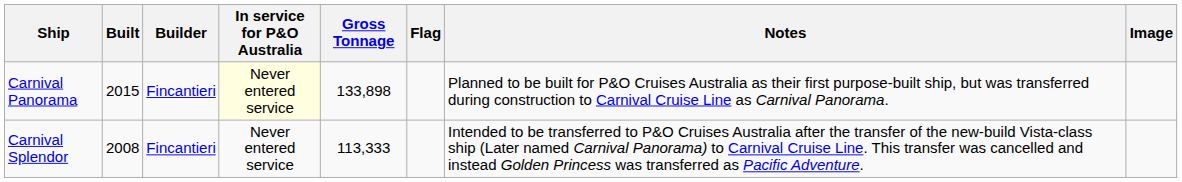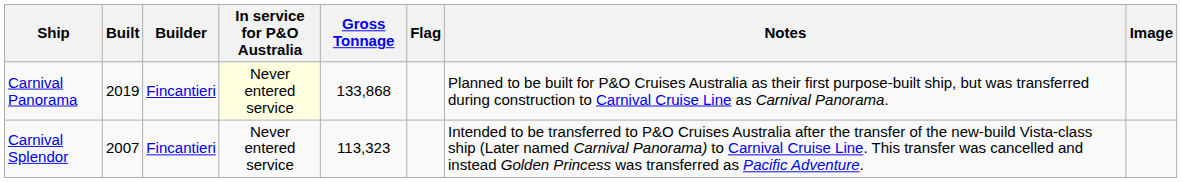(123, 91) 2015 -> (123, 91) 2019
(364, 91) 133,898 -> (364, 91) 133,868
(123, 148) 2008 -> (123, 148) 2007
(364, 148) 113,333 -> (364, 148) 113,323
